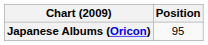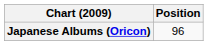(178, 31) 95 -> (178, 31) 96
